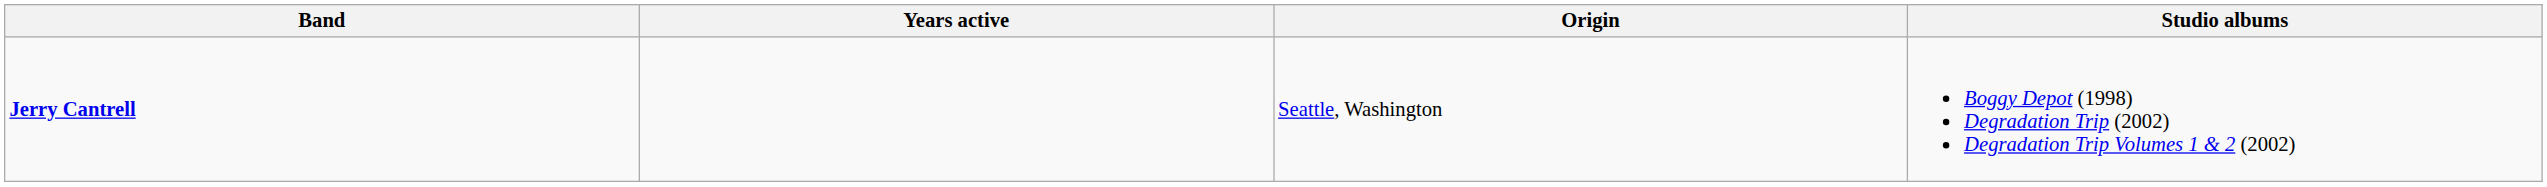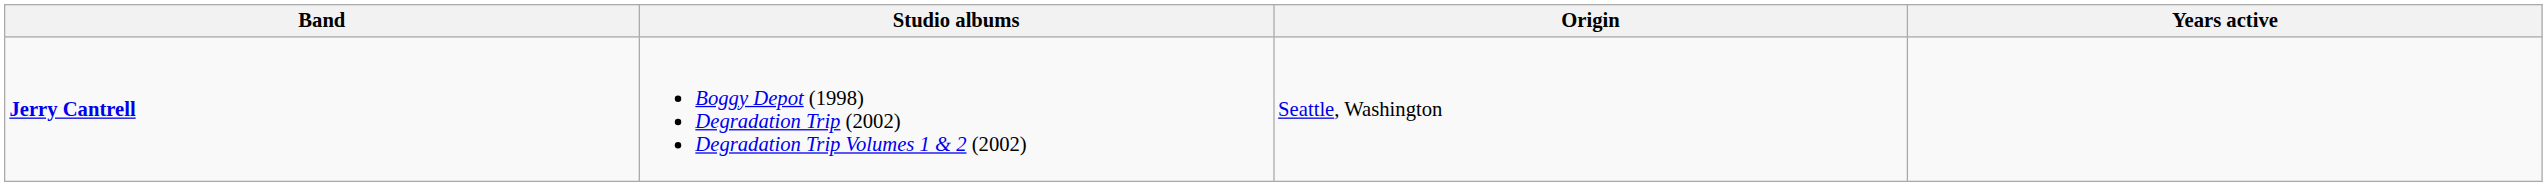columns swapped: (956, 20) <-> (2225, 20)
